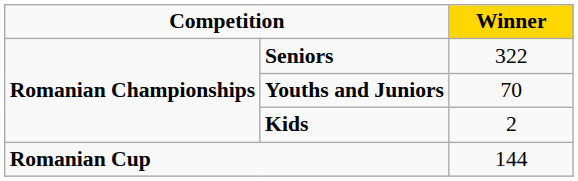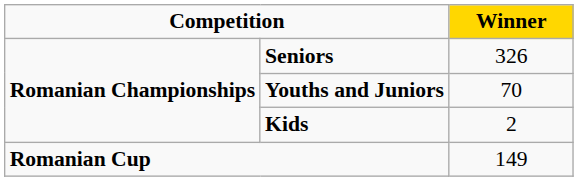(511, 55) 322 -> (511, 55) 326
(511, 158) 144 -> (511, 158) 149
